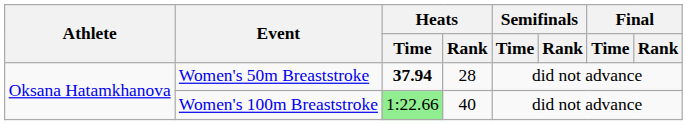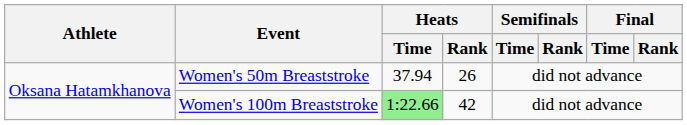(412, 76) bold -> (412, 76) normal
(467, 76) 28 -> (467, 76) 26
(467, 105) 40 -> (467, 105) 42
